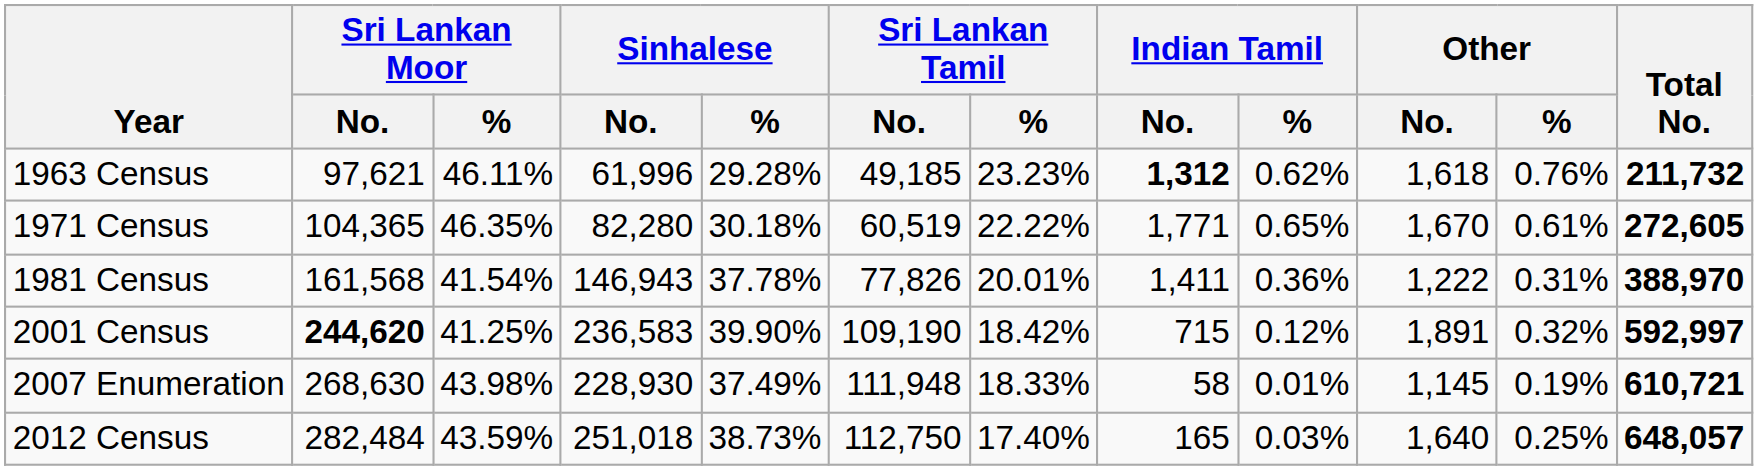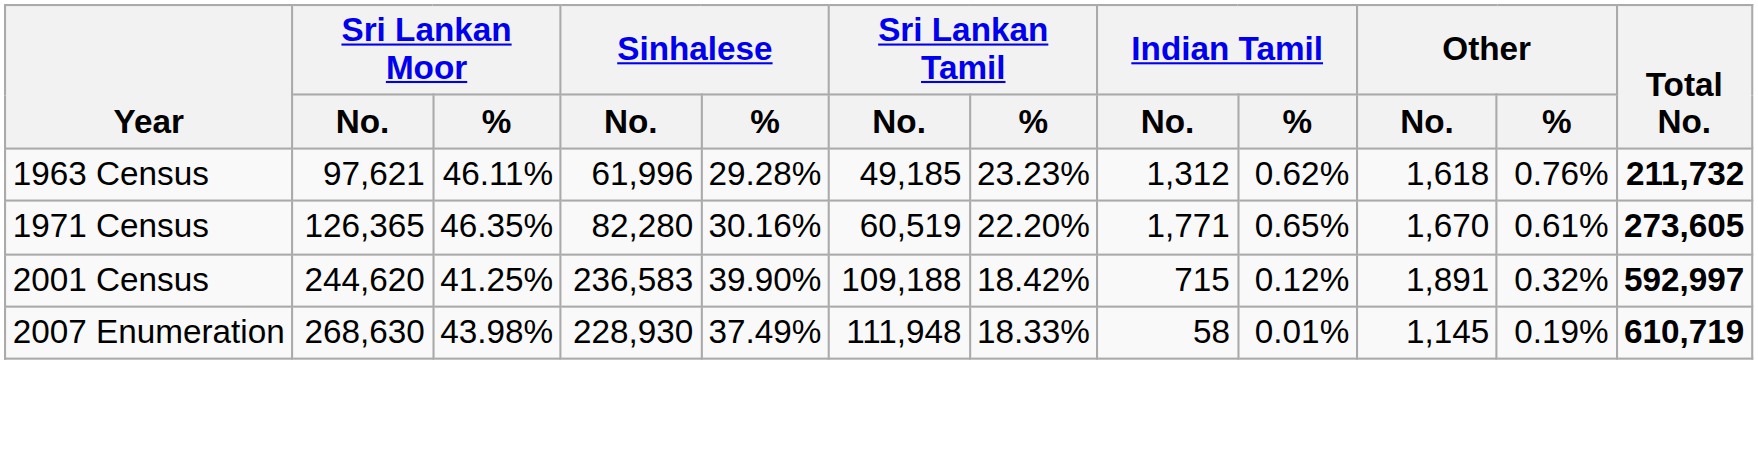(1188, 173) bold -> (1188, 173) normal
(365, 226) 104,365 -> (365, 226) 126,365
(765, 226) 30.18% -> (765, 226) 30.16%
(1033, 226) 22.22% -> (1033, 226) 22.20%
(1684, 226) 272,605 -> (1684, 226) 273,605
- row: (111, 279)
(365, 332) bold -> (365, 279) normal
(901, 332) 109,190 -> (901, 279) 109,188
(1684, 385) 610,721 -> (1684, 332) 610,719
- row: (111, 437)
